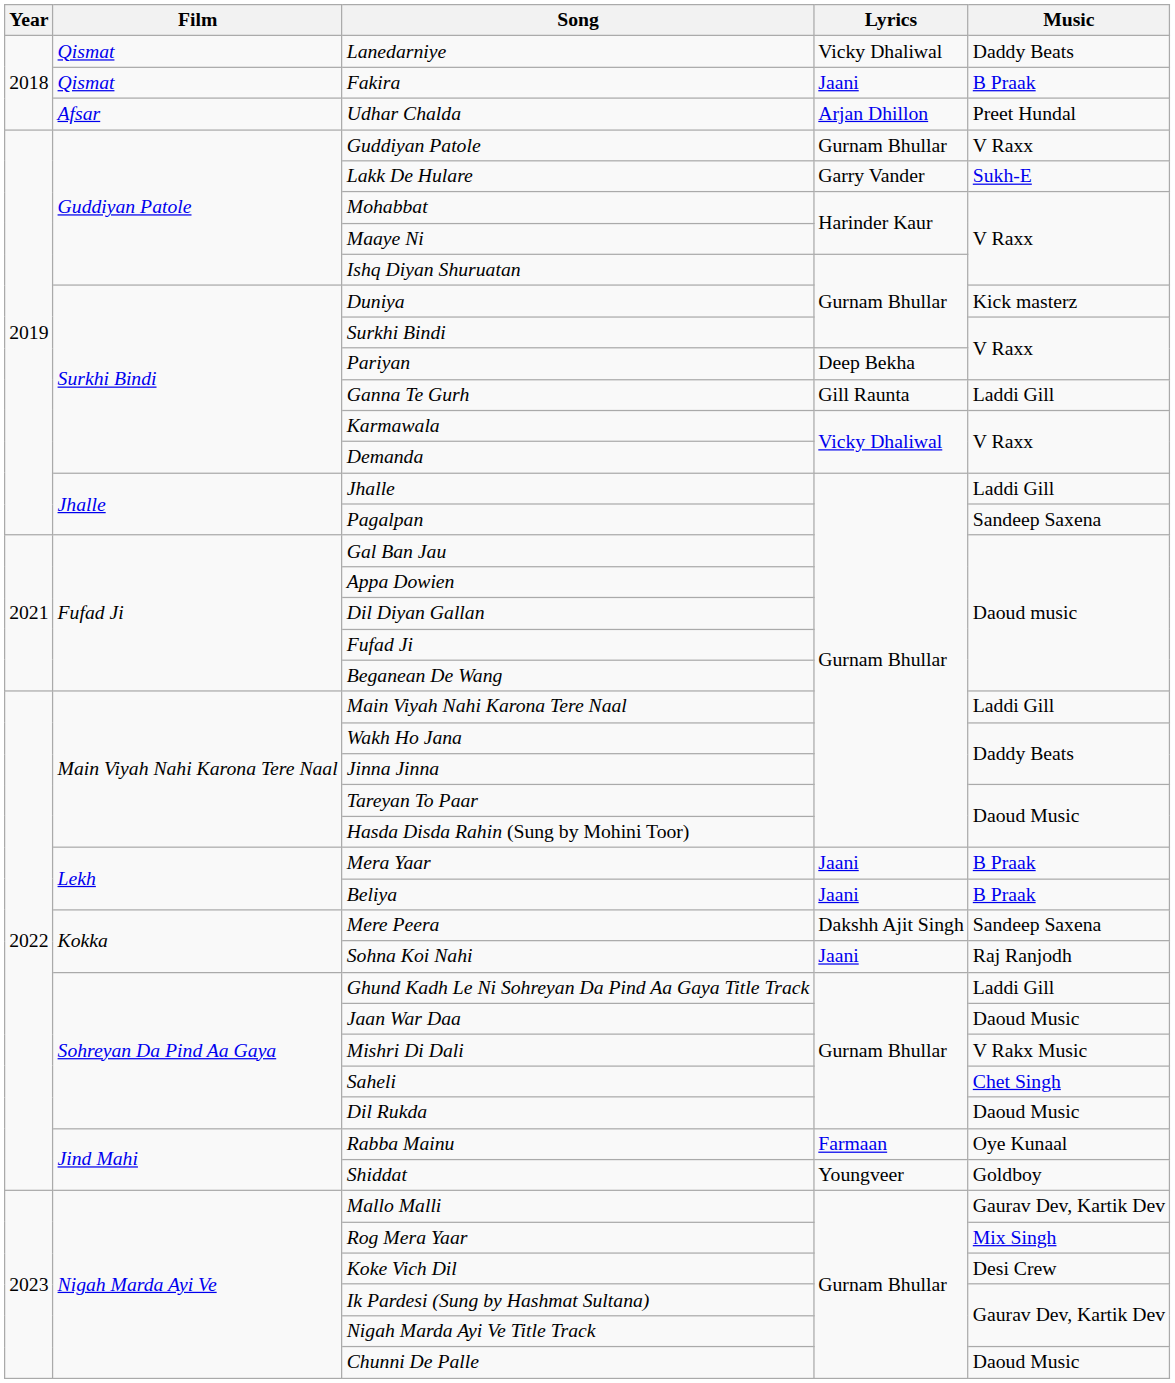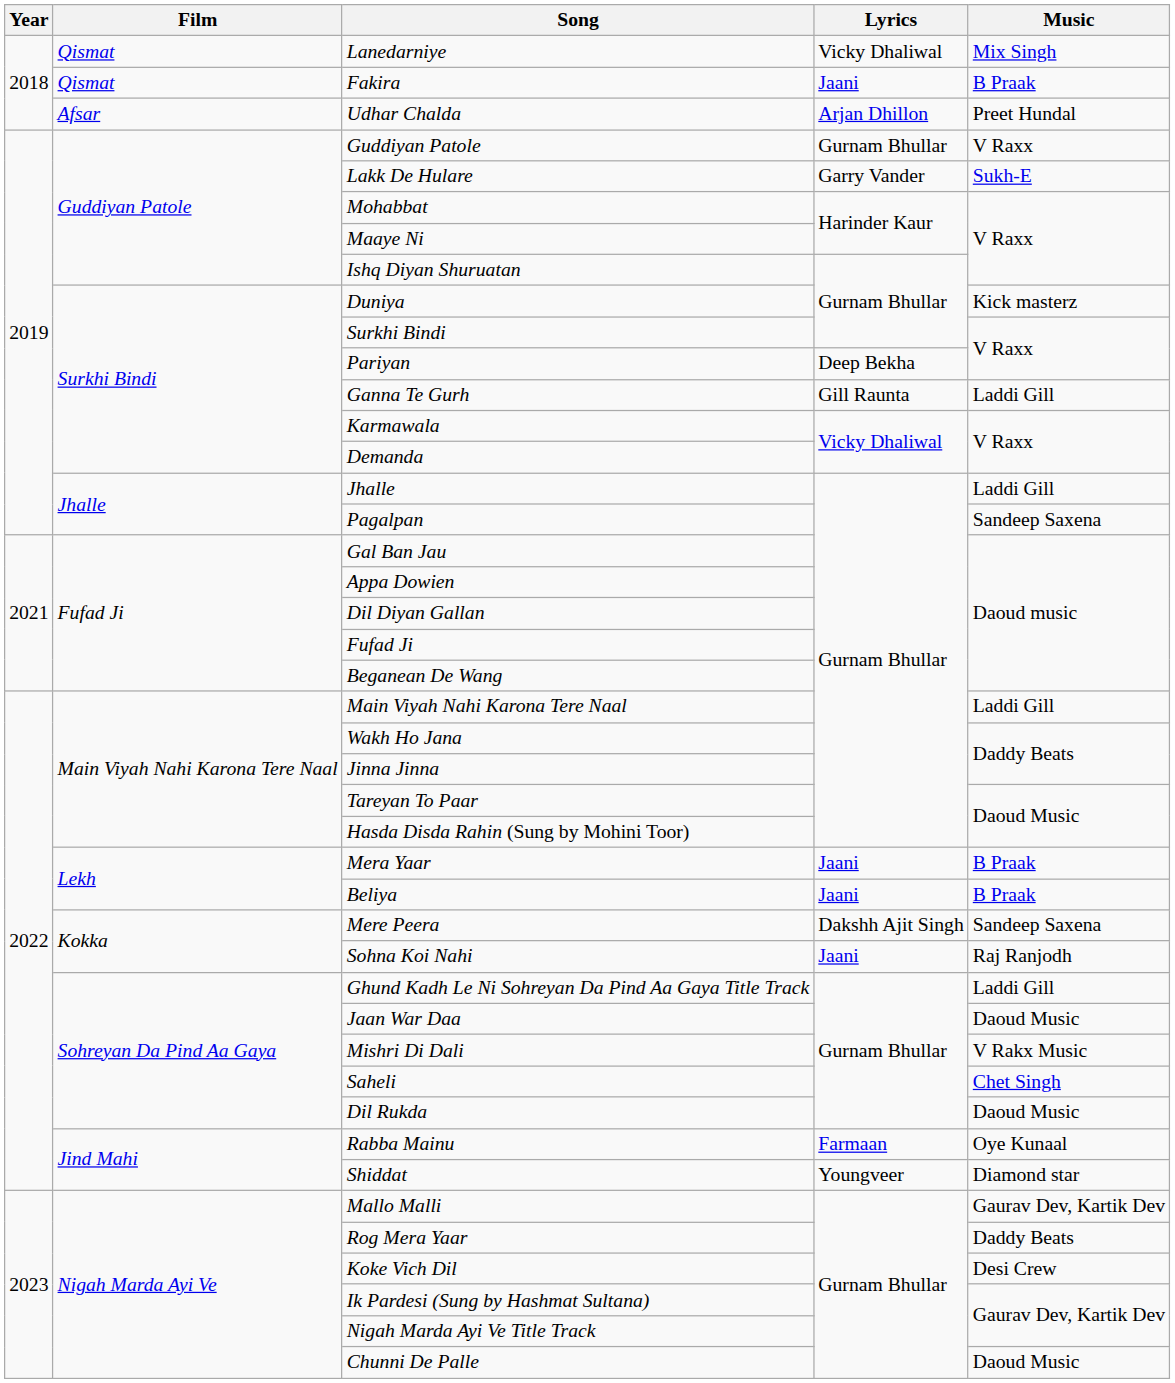(1023, 51) Daddy Beats -> (1015, 51) Mix Singh
(1007, 1174) Goldboy -> (1026, 1174) Diamond star
(1015, 1237) Mix Singh -> (1023, 1237) Daddy Beats
